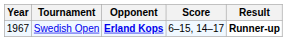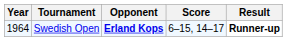(18, 29) 1967 -> (18, 29) 1964
